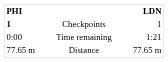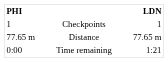(9, 24) bold -> (9, 24) normal
rows swapped: (84, 50) <-> (84, 37)
